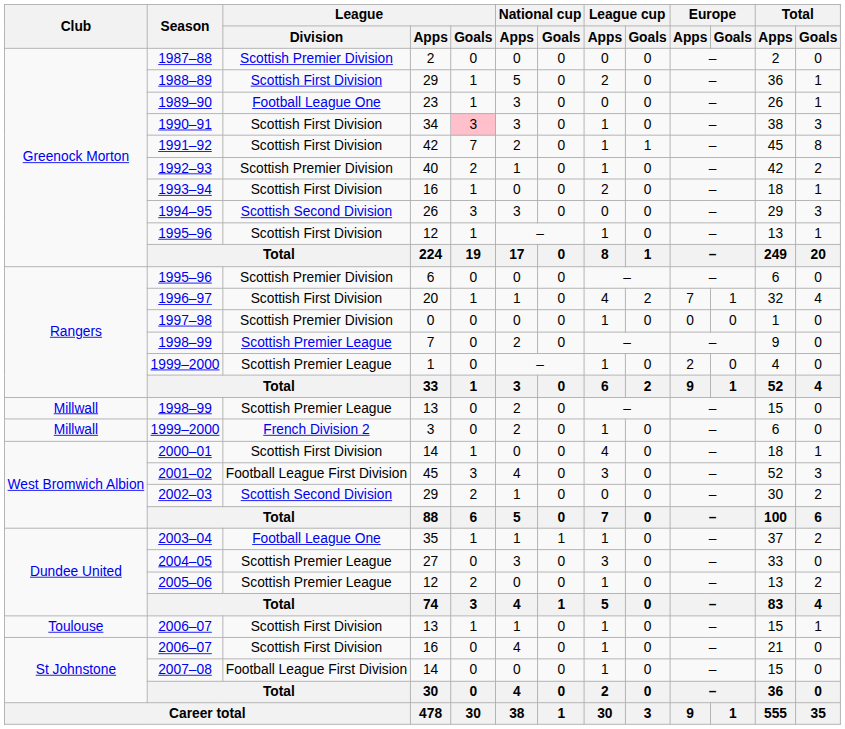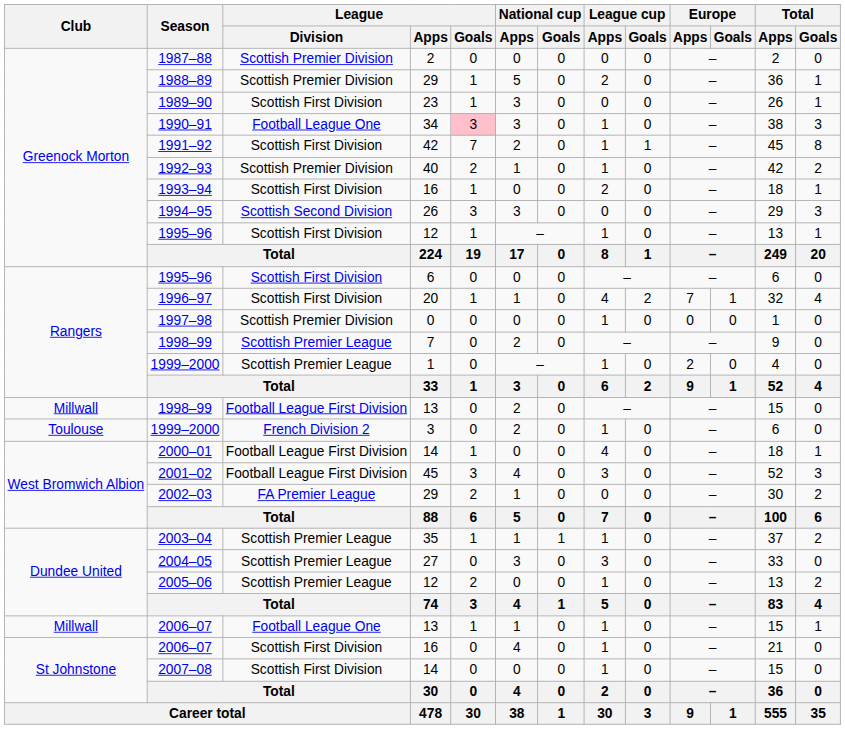(316, 80) Scottish First Division -> (316, 80) Scottish Premier Division
(316, 102) Football League One -> (316, 102) Scottish First Division
(316, 124) Scottish First Division -> (316, 124) Football League One
(316, 277) Scottish Premier Division -> (316, 277) Scottish First Division
(316, 408) Scottish Premier League -> (316, 408) Football League First Division
(76, 430) Millwall -> (76, 430) Toulouse
(316, 451) Scottish First Division -> (316, 451) Football League First Division
(316, 495) Scottish Second Division -> (316, 495) FA Premier League
(316, 539) Football League One -> (316, 539) Scottish Premier League
(76, 626) Toulouse -> (76, 626) Millwall
(316, 626) Scottish First Division -> (316, 626) Football League One
(316, 670) Football League First Division -> (316, 670) Scottish First Division
